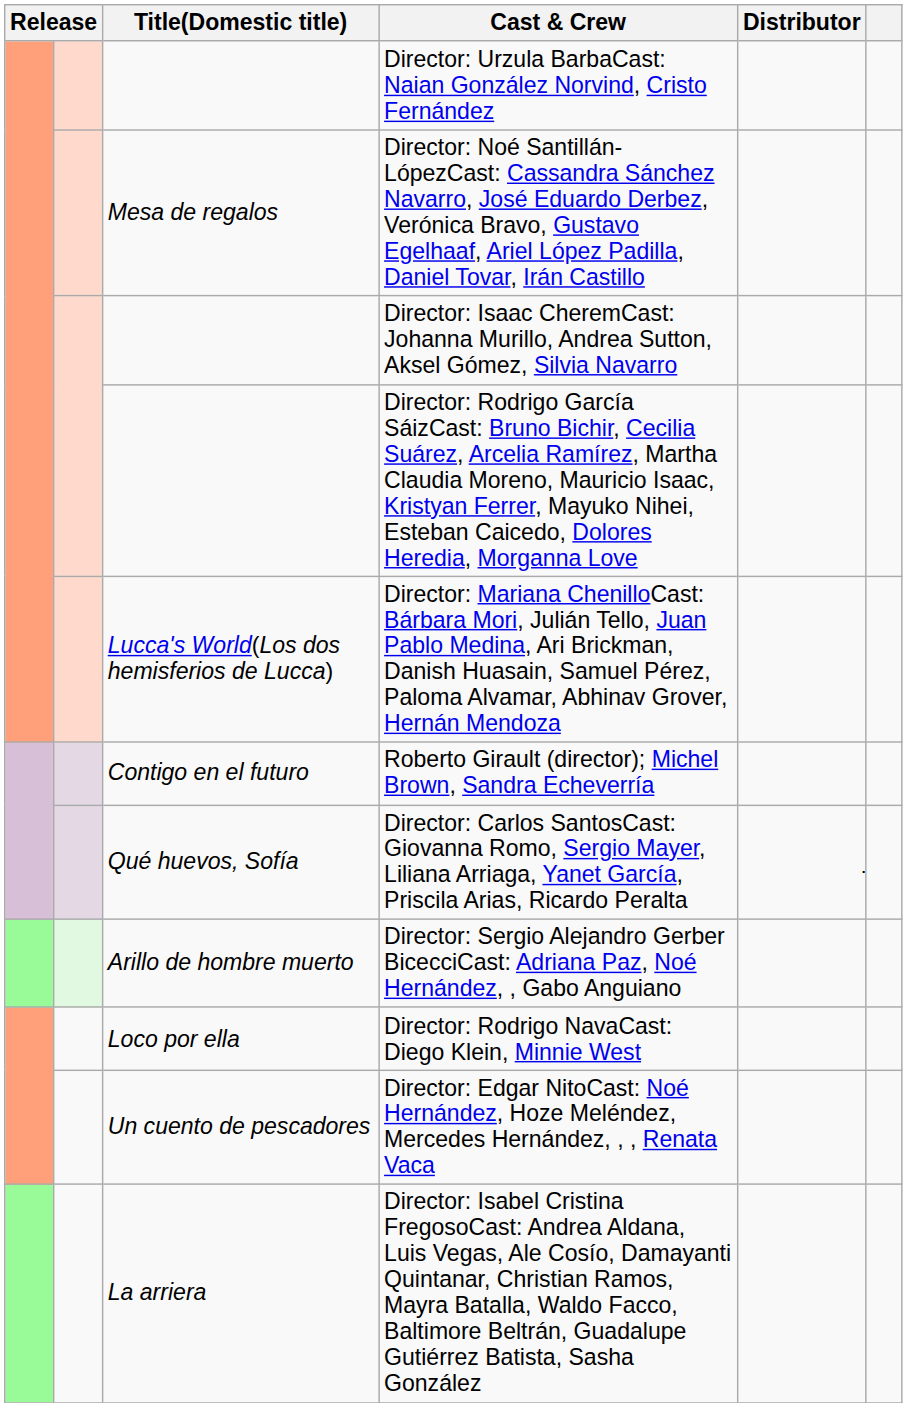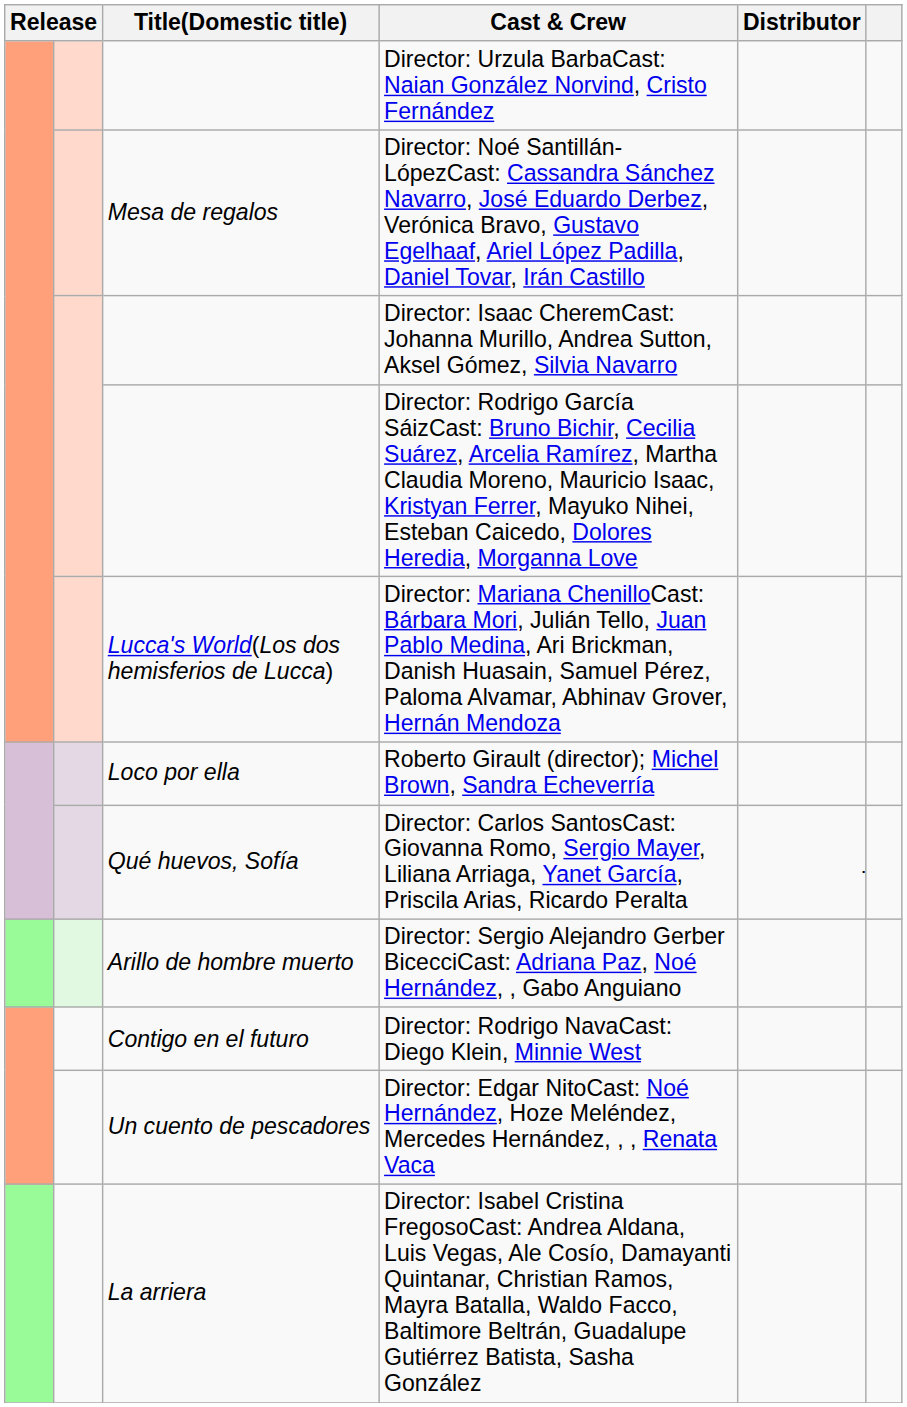(208, 773) Contigo en el futuro -> (174, 773) Loco por ella
(174, 1038) Loco por ella -> (208, 1038) Contigo en el futuro
